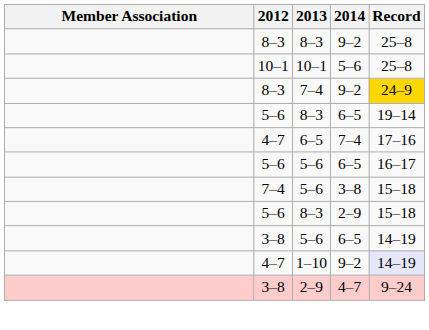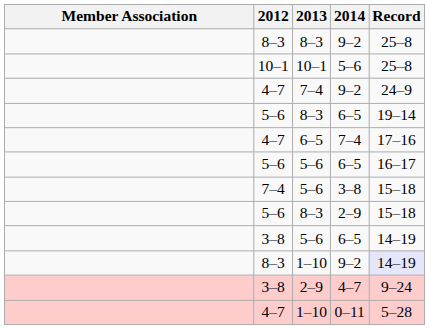(273, 90) 8–3 -> (273, 90) 4–7
(396, 90) gold background -> (396, 90) no background
(273, 262) 4–7 -> (273, 262) 8–3
+ row: (311, 312)
